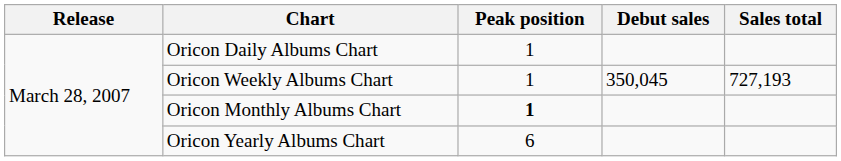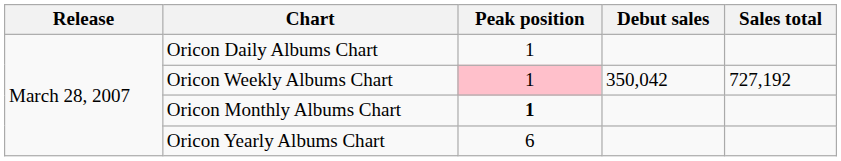(530, 79) no background -> (530, 79) pink background
(637, 79) 350,045 -> (637, 79) 350,042
(760, 79) 727,193 -> (760, 79) 727,192
